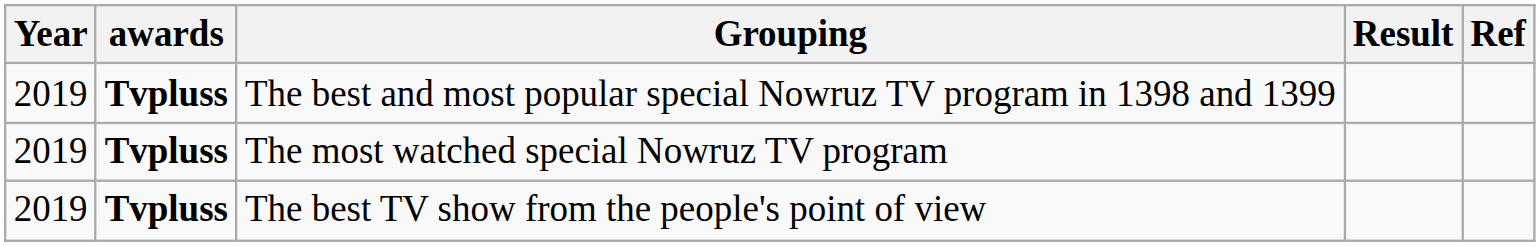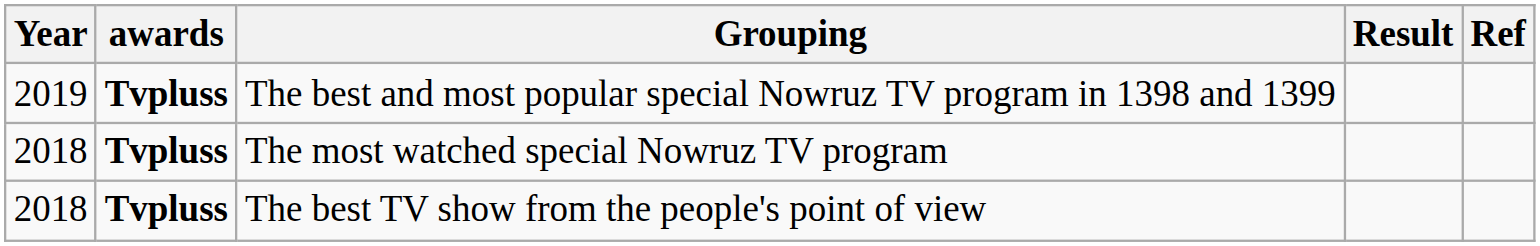(51, 151) 2019 -> (51, 151) 2018
(51, 209) 2019 -> (51, 209) 2018
